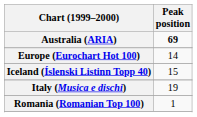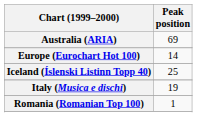(173, 39) bold -> (173, 39) normal
(173, 71) 15 -> (173, 71) 25
